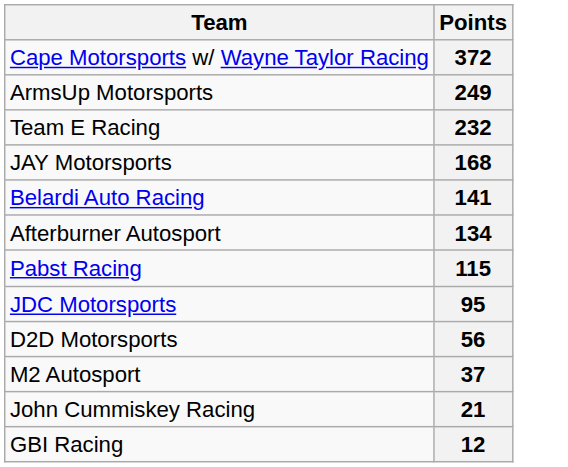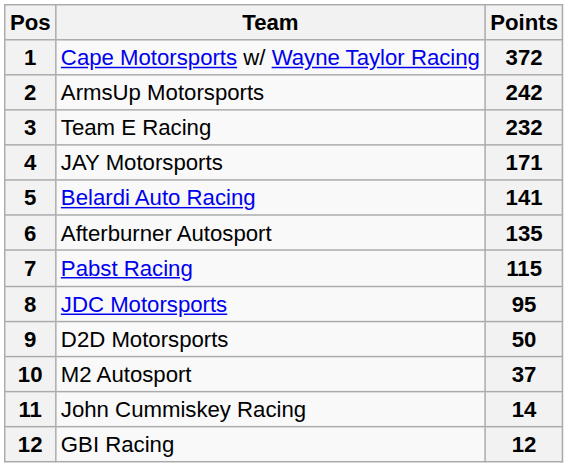+ column: (30, 22)
(473, 93) 249 -> (524, 93) 242
(473, 163) 168 -> (524, 163) 171
(473, 233) 134 -> (524, 233) 135
(473, 339) 56 -> (524, 339) 50
(473, 409) 21 -> (524, 409) 14
